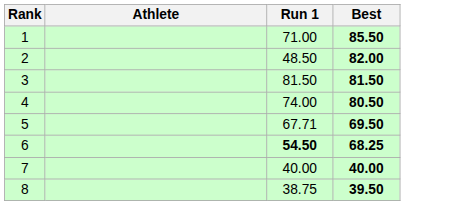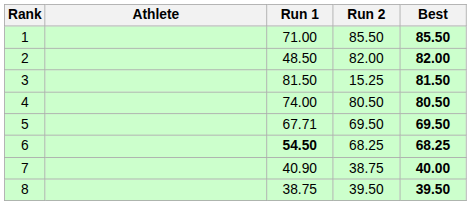+ column: (366, 15)
(300, 168) 40.00 -> (300, 168) 40.90
